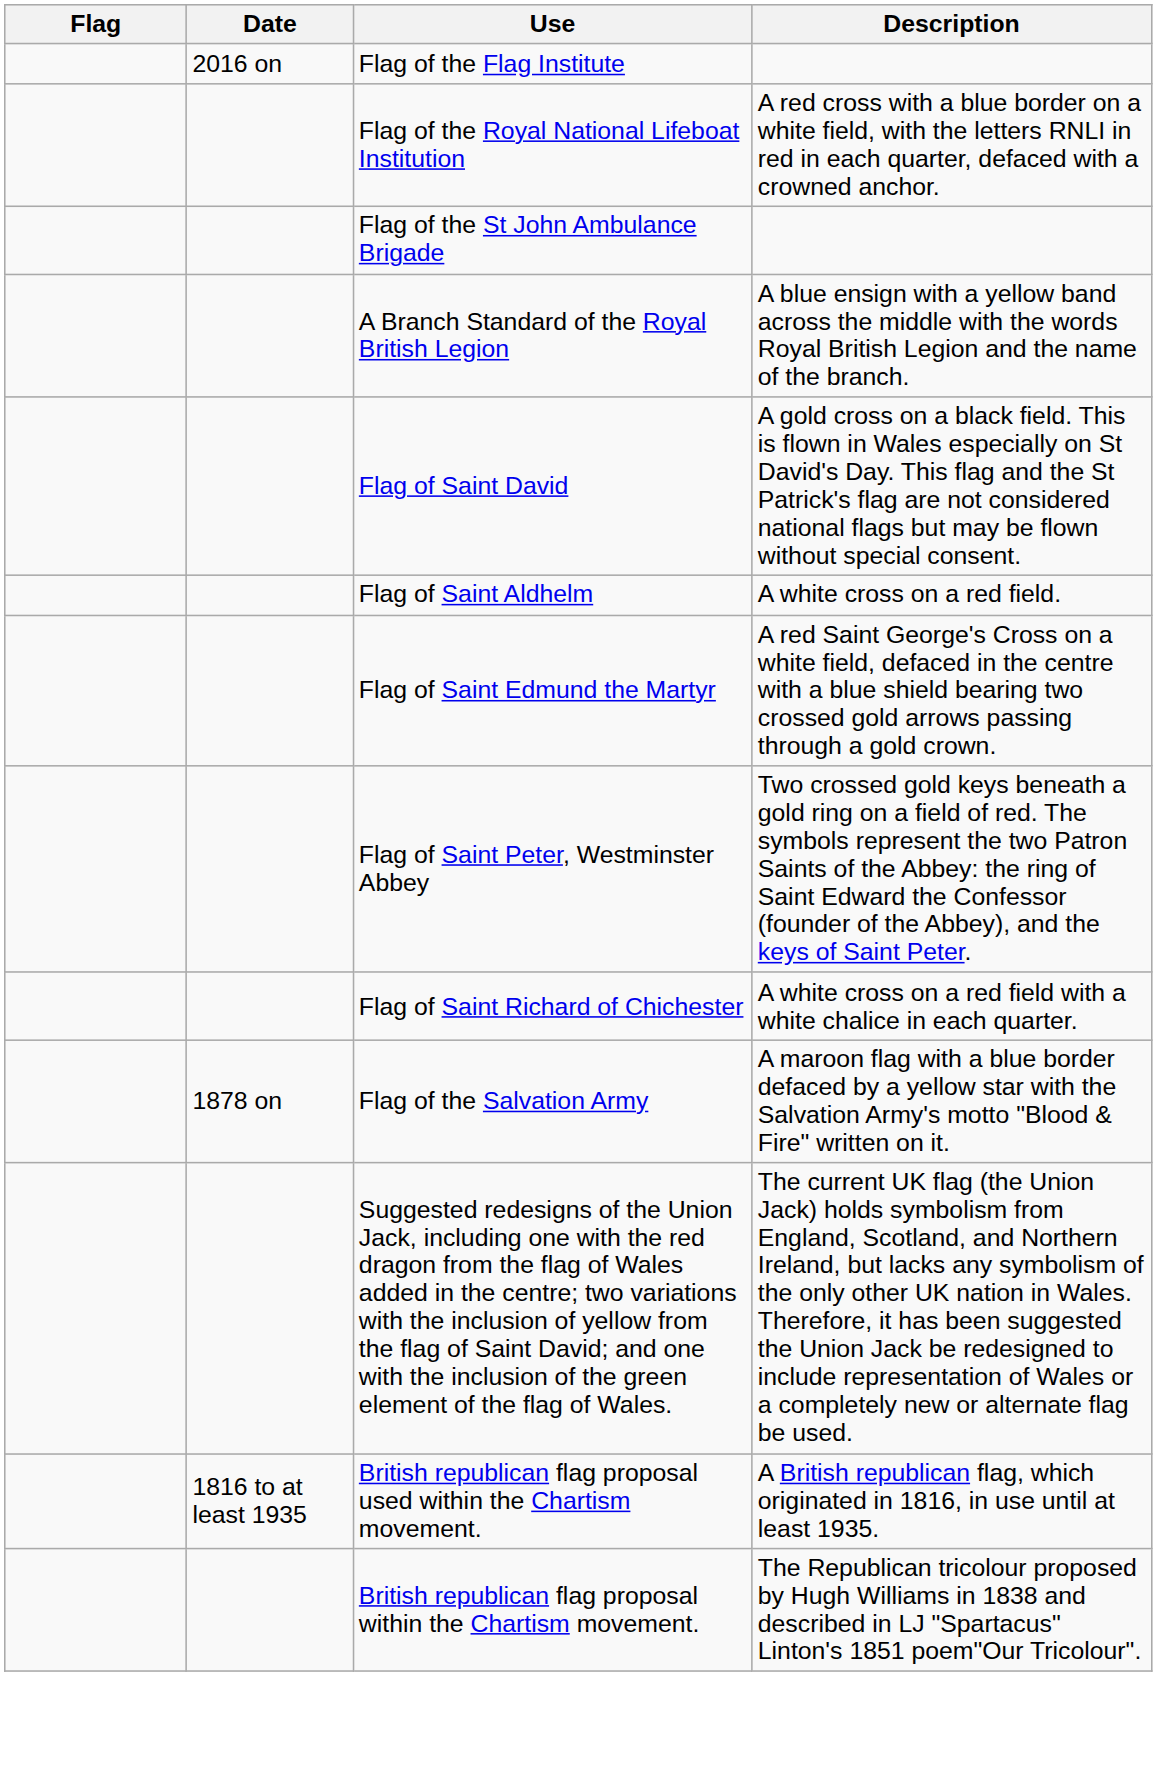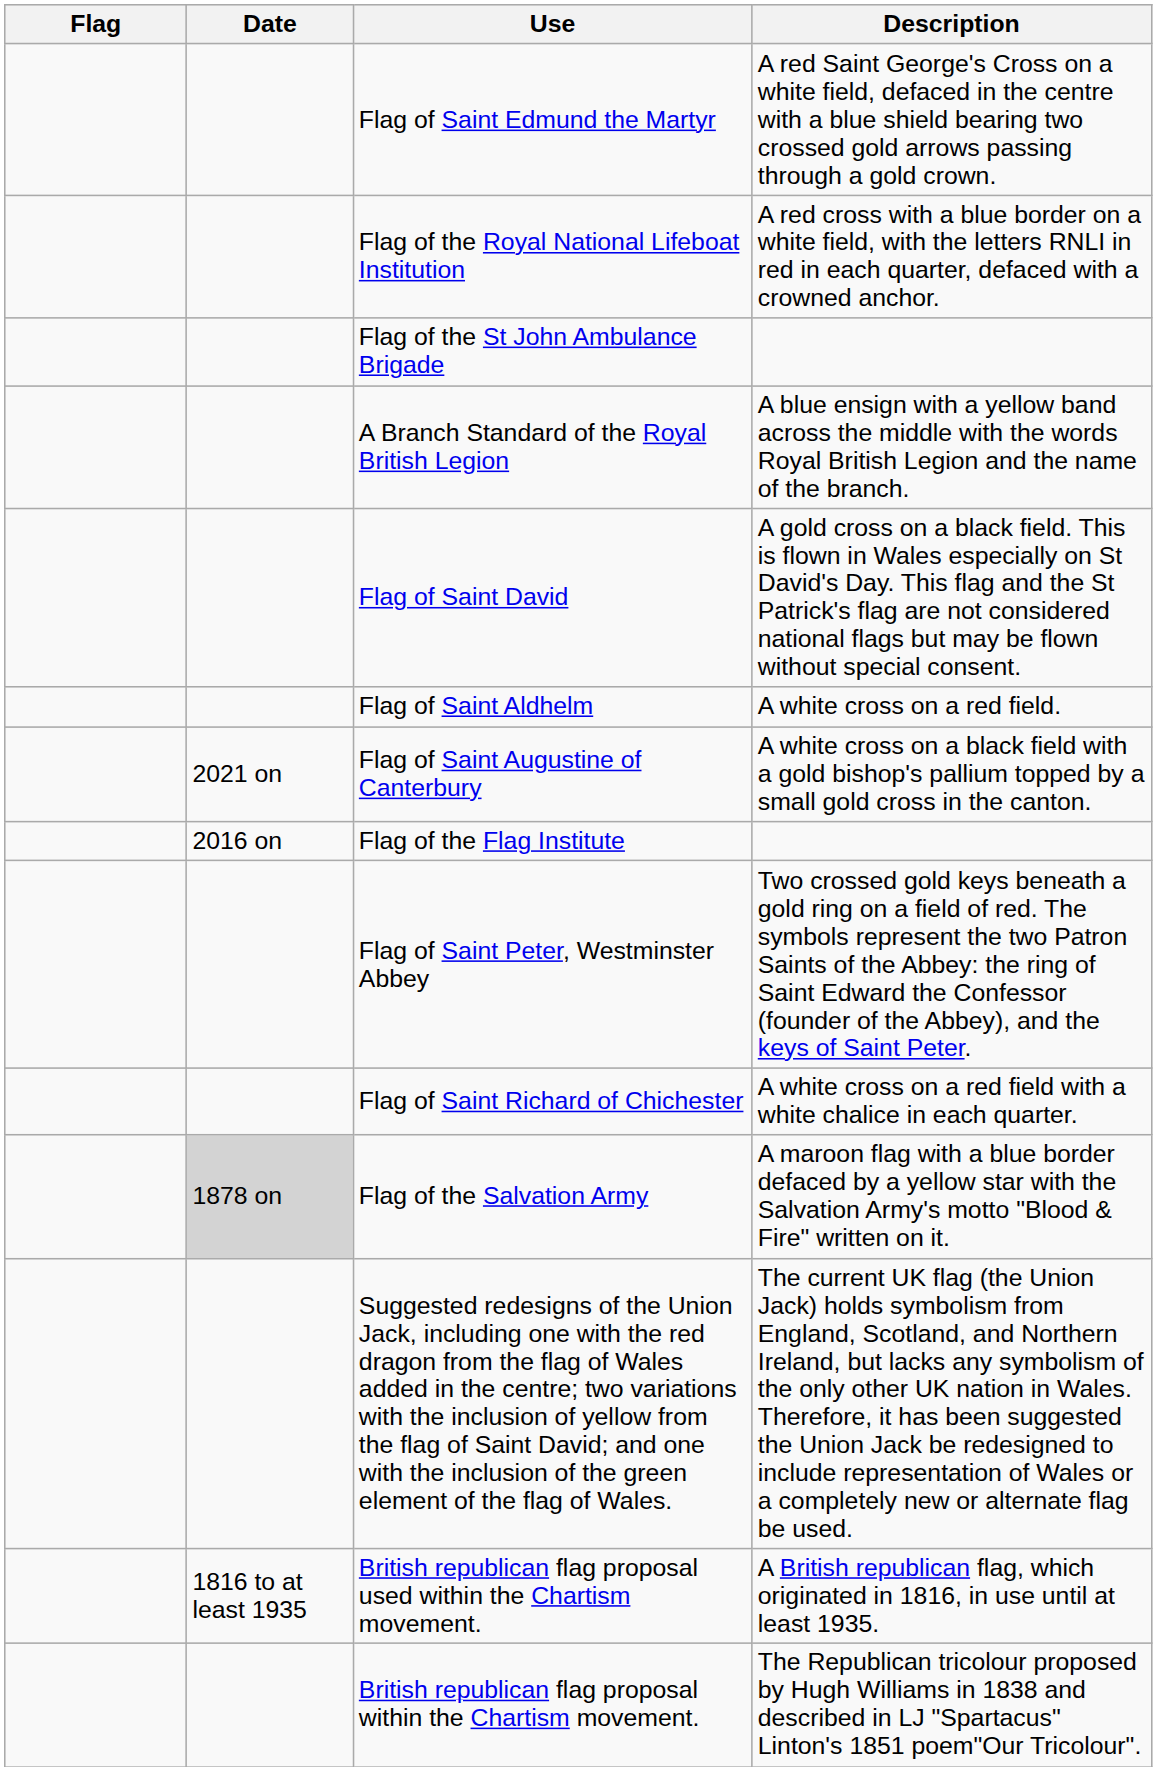rows swapped: (492, 63) <-> (537, 690)
+ row: (500, 773)
(237, 1101) no background -> (237, 1196) lightgrey background
